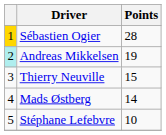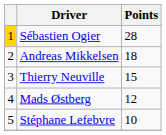(11, 57) paleturquoise background -> (11, 57) no background
(131, 57) 19 -> (131, 57) 18
(131, 98) 14 -> (131, 98) 12
